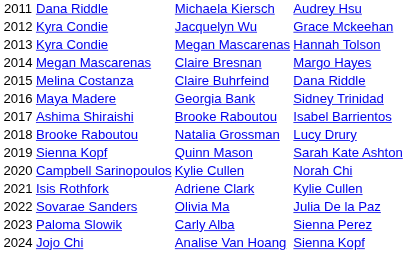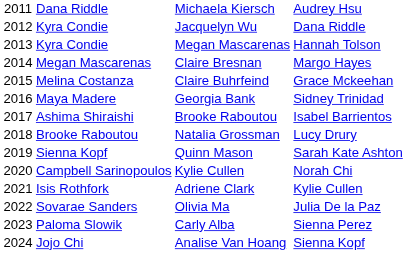(343, 26) Grace Mckeehan -> (329, 26) Dana Riddle
(329, 81) Dana Riddle -> (343, 81) Grace Mckeehan
